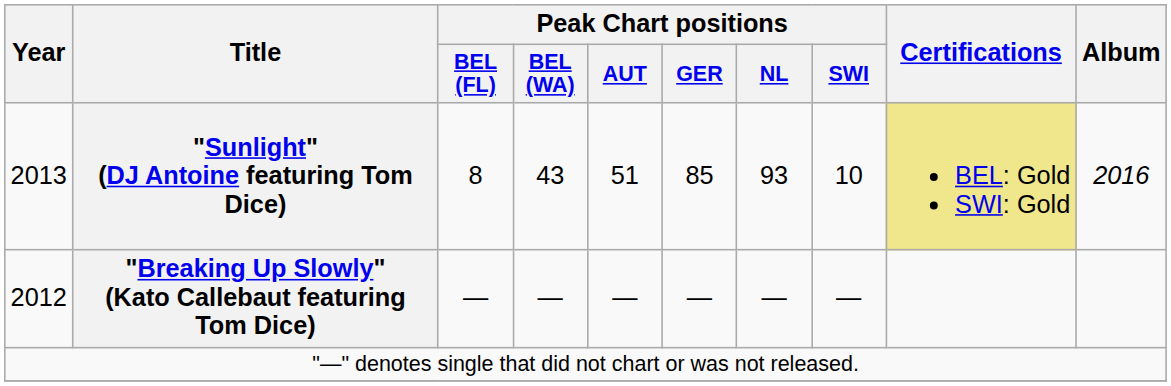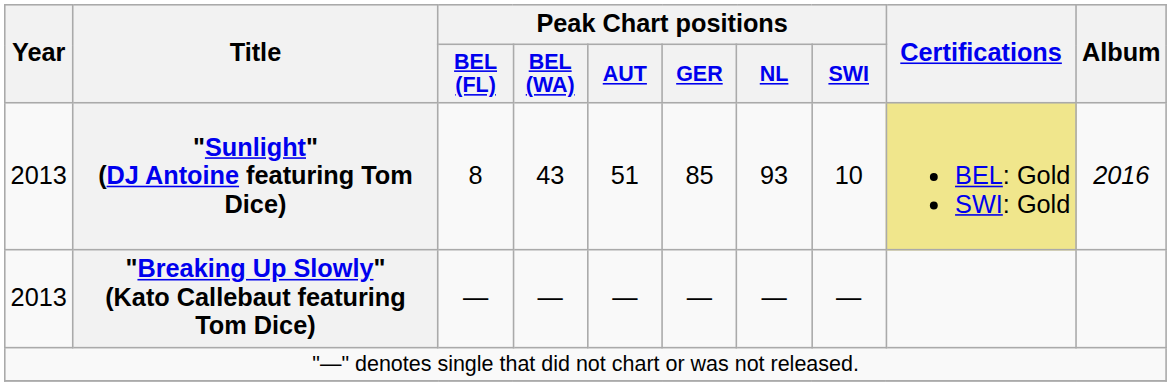(39, 298) 2012 -> (39, 298) 2013
